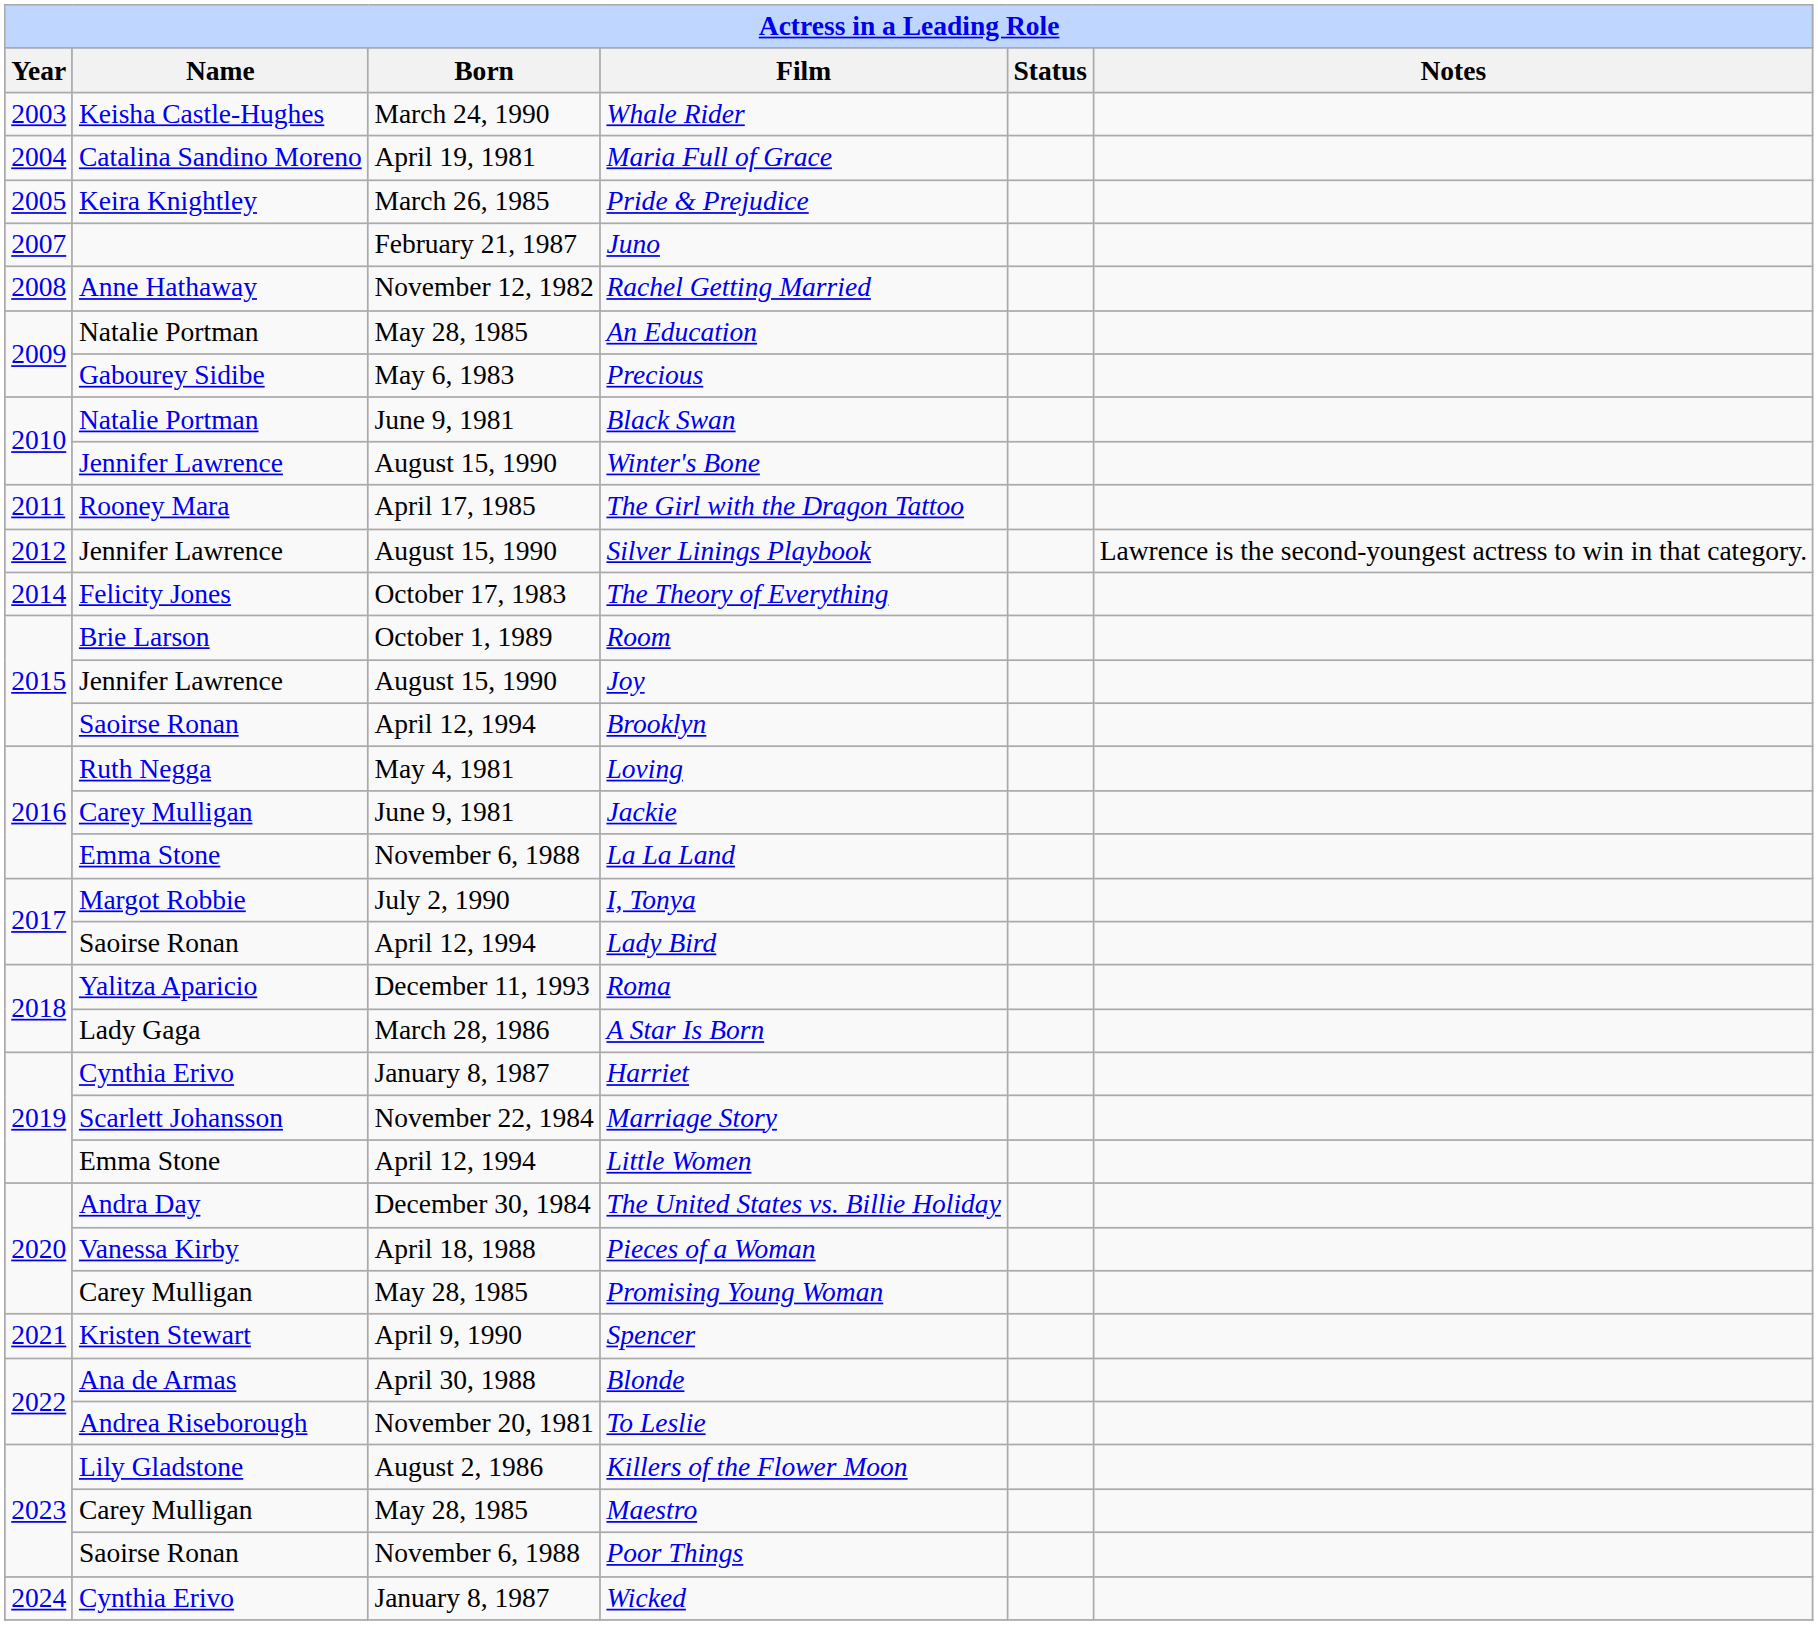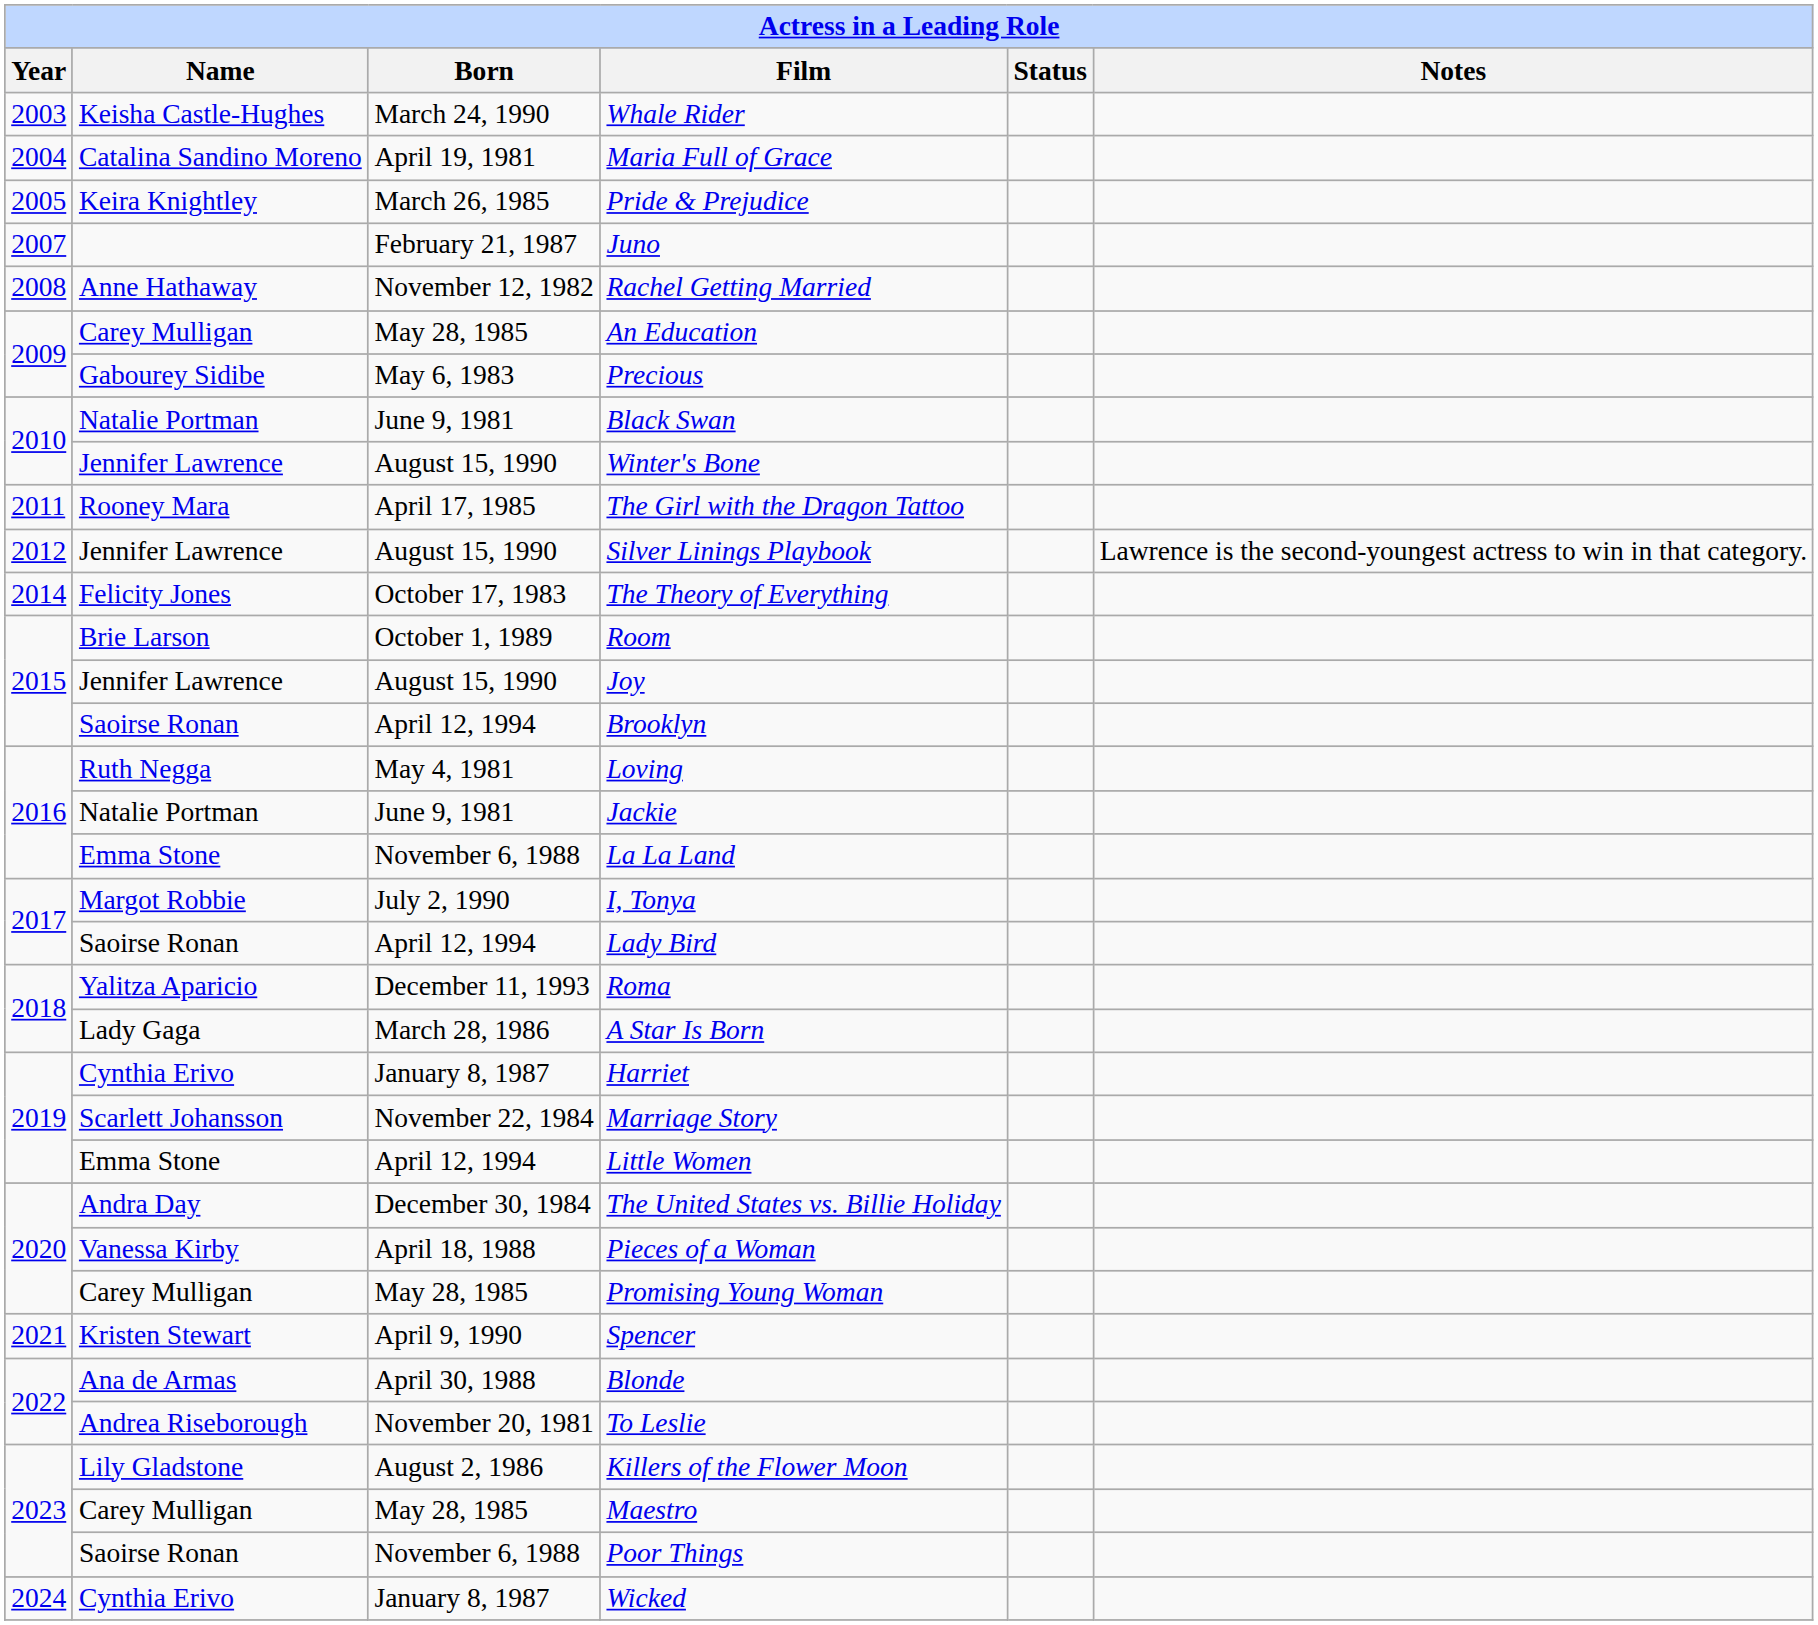(169, 331) Natalie Portman -> (166, 331) Carey Mulligan
(166, 811) Carey Mulligan -> (169, 811) Natalie Portman
